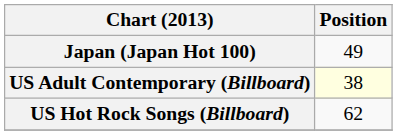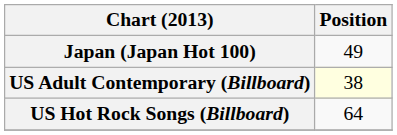(353, 113) 62 -> (353, 113) 64
